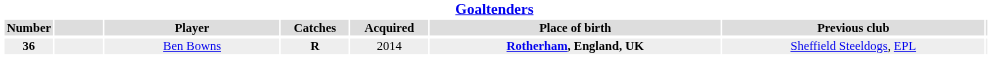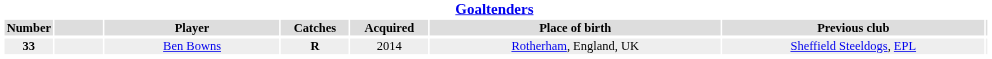(29, 46) 36 -> (29, 46) 33
(575, 46) bold -> (575, 46) normal
